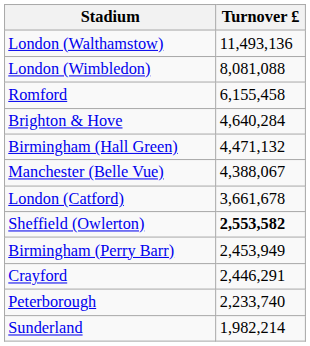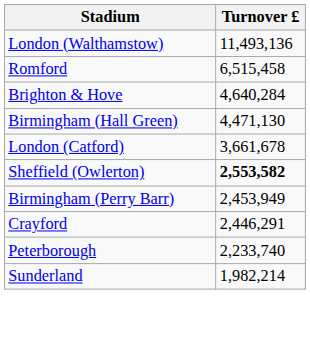- row: (79, 69)
(252, 95) 6,155,458 -> (252, 69) 6,515,458
(252, 146) 4,471,132 -> (252, 120) 4,471,130
- row: (86, 172)
